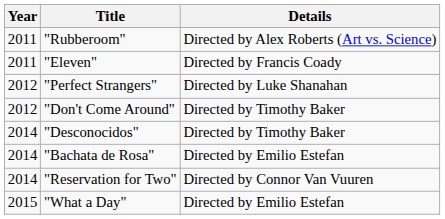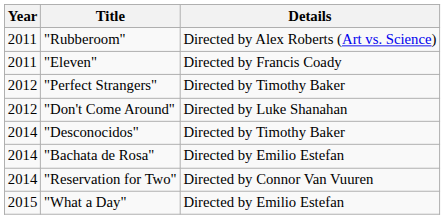(265, 86) Directed by Luke Shanahan -> (264, 86) Directed by Timothy Baker
(264, 109) Directed by Timothy Baker -> (265, 109) Directed by Luke Shanahan
